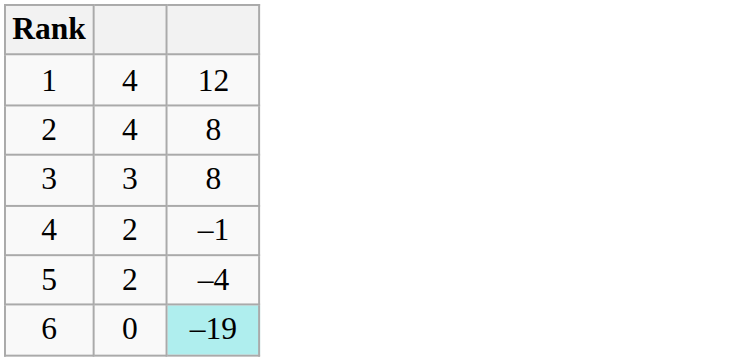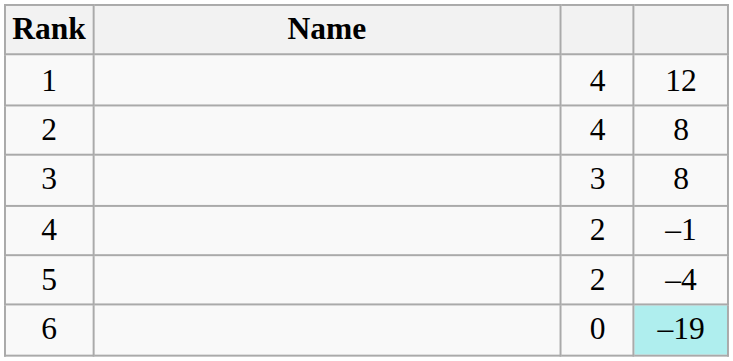+ column: (327, 29)
